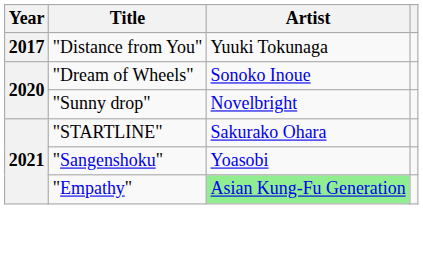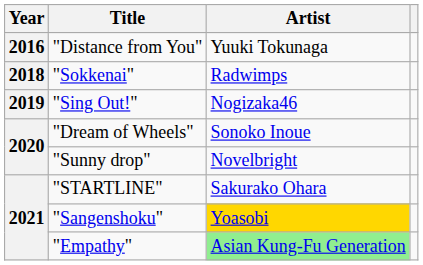(27, 47) 2017 -> (27, 47) 2016
+ row: (93, 75)
+ row: (95, 103)
(240, 160) no background -> (240, 217) gold background
